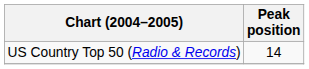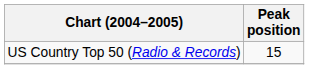(274, 52) 14 -> (274, 52) 15
